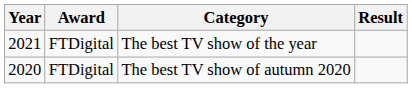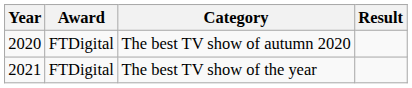rows swapped: (219, 43) <-> (236, 69)
